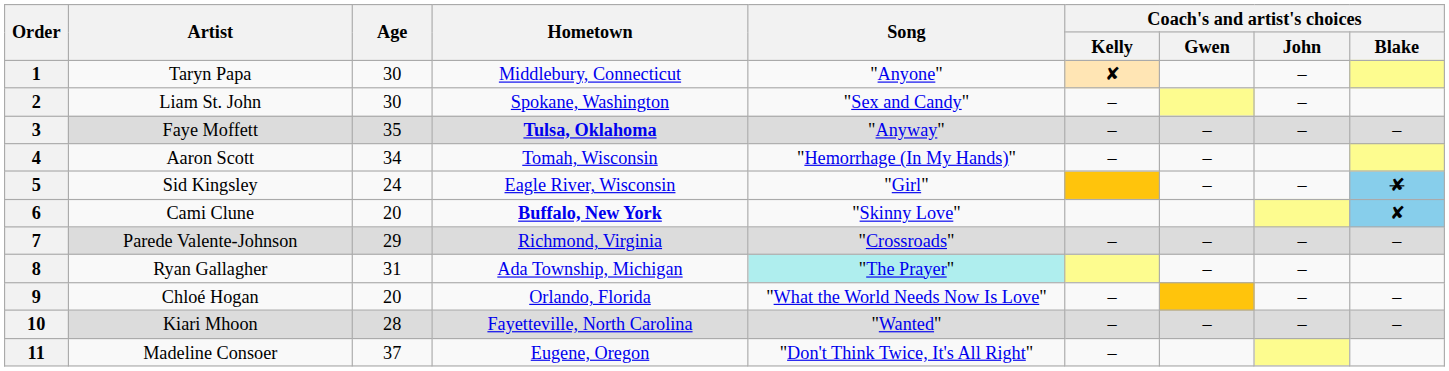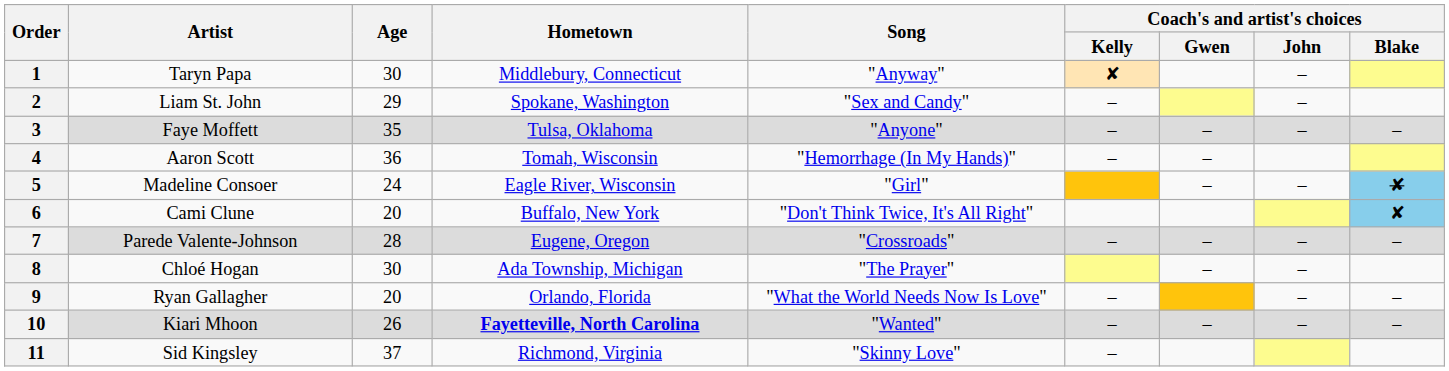(906, 74) "Anyone" -> (906, 74) "Anyway"
(392, 102) 30 -> (392, 102) 29
(590, 130) bold -> (590, 130) normal
(906, 130) "Anyway" -> (906, 130) "Anyone"
(392, 157) 34 -> (392, 157) 36
(210, 185) Sid Kingsley -> (210, 185) Madeline Consoer
(590, 213) bold -> (590, 213) normal
(906, 213) "Skinny Love" -> (906, 213) "Don't Think Twice, It's All Right"
(392, 241) 29 -> (392, 241) 28
(590, 241) Richmond, Virginia -> (590, 241) Eugene, Oregon
(210, 269) Ryan Gallagher -> (210, 269) Chloé Hogan
(392, 269) 31 -> (392, 269) 30
(906, 269) paleturquoise background -> (906, 269) no background
(210, 296) Chloé Hogan -> (210, 296) Ryan Gallagher
(392, 324) 28 -> (392, 324) 26
(590, 324) normal -> (590, 324) bold
(210, 352) Madeline Consoer -> (210, 352) Sid Kingsley
(590, 352) Eugene, Oregon -> (590, 352) Richmond, Virginia
(906, 352) "Don't Think Twice, It's All Right" -> (906, 352) "Skinny Love"
